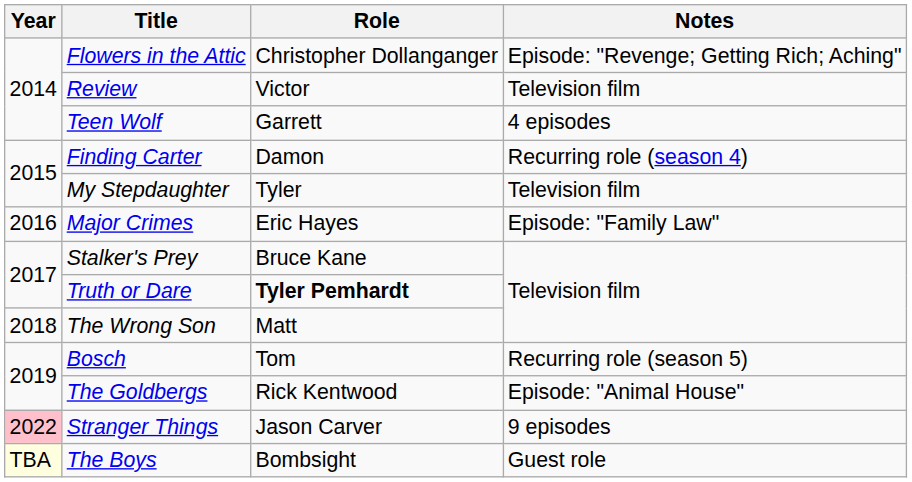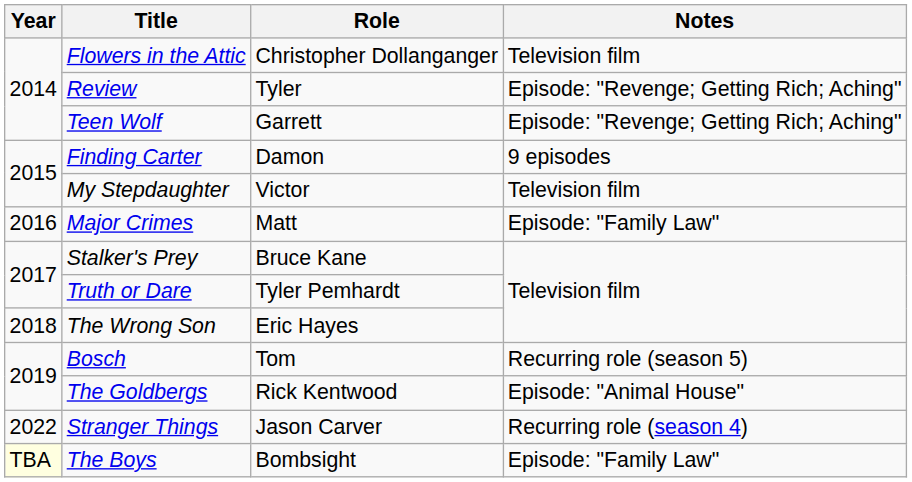(705, 55) Episode: "Revenge; Getting Rich; Aching" -> (574, 55) Television film
(282, 88) Victor -> (279, 88) Tyler
(574, 88) Television film -> (705, 88) Episode: "Revenge; Getting Rich; Aching"
(559, 122) 4 episodes -> (705, 122) Episode: "Revenge; Getting Rich; Aching"
(628, 156) Recurring role (season 4) -> (559, 156) 9 episodes
(279, 190) Tyler -> (282, 190) Victor
(307, 223) Eric Hayes -> (276, 223) Matt
(332, 291) bold -> (328, 291) normal
(276, 325) Matt -> (307, 325) Eric Hayes
(33, 426) pink background -> (33, 426) no background
(559, 426) 9 episodes -> (628, 426) Recurring role (season 4)
(557, 460) Guest role -> (614, 460) Episode: "Family Law"
